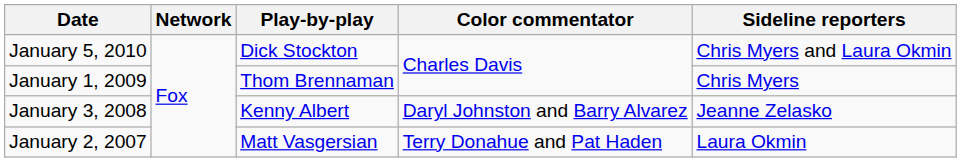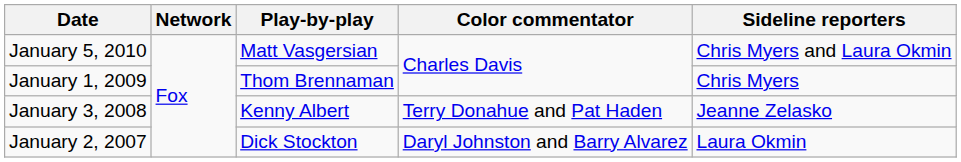(299, 50) Dick Stockton -> (309, 50) Matt Vasgersian
(545, 111) Daryl Johnston and Barry Alvarez -> (532, 111) Terry Donahue and Pat Haden
(309, 141) Matt Vasgersian -> (299, 141) Dick Stockton
(532, 141) Terry Donahue and Pat Haden -> (545, 141) Daryl Johnston and Barry Alvarez
